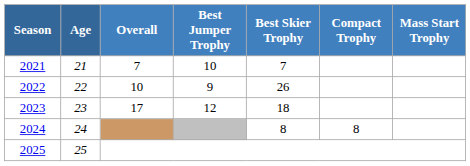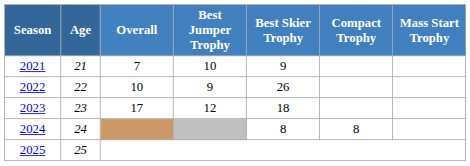(283, 66) 7 -> (283, 66) 9
